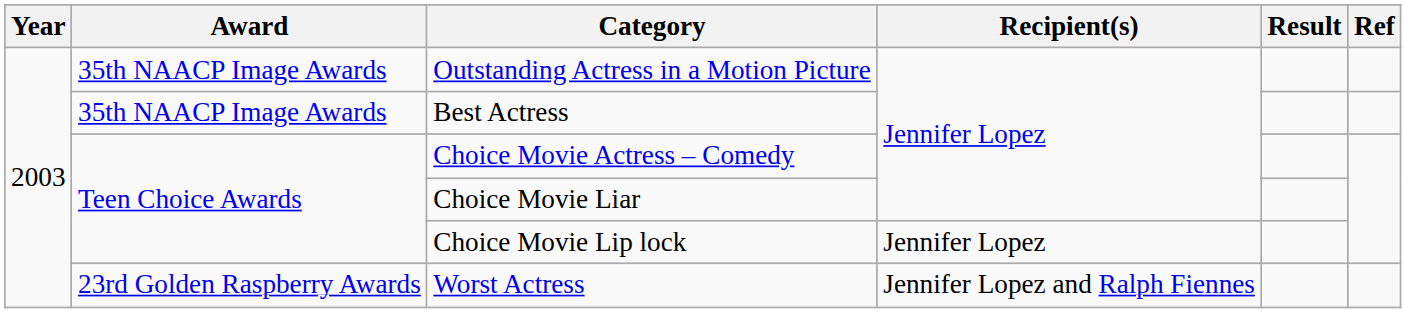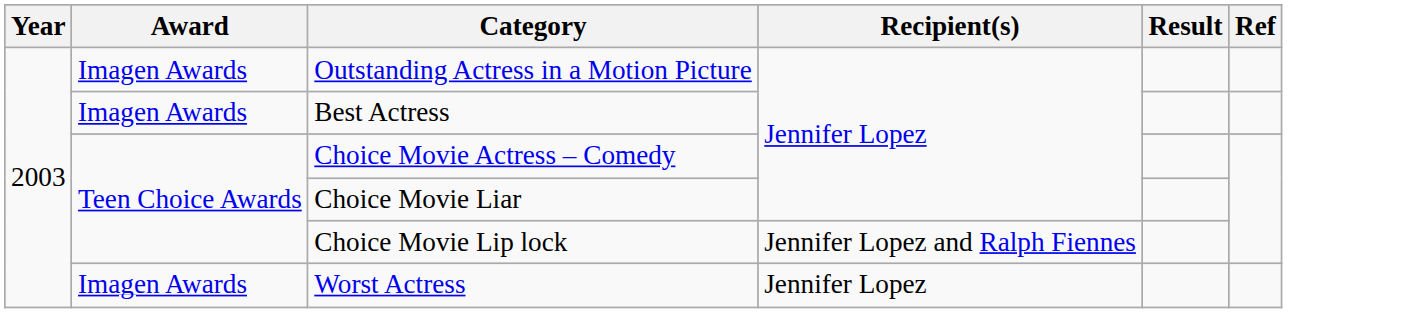(232, 69) 35th NAACP Image Awards -> (163, 69) Imagen Awards
(232, 112) 35th NAACP Image Awards -> (163, 112) Imagen Awards
(964, 241) Jennifer Lopez -> (950, 241) Jennifer Lopez and Ralph Fiennes
(249, 284) 23rd Golden Raspberry Awards -> (163, 284) Imagen Awards
(1069, 284) Jennifer Lopez and Ralph Fiennes -> (845, 284) Jennifer Lopez
